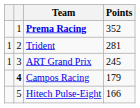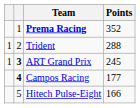(113, 45) 281 -> (113, 45) 288
(19, 61) normal -> (19, 61) bold
(113, 77) 179 -> (113, 77) 177
